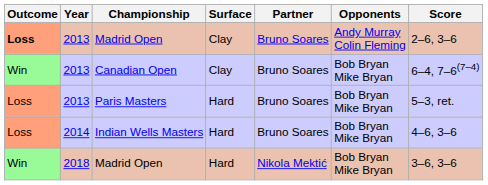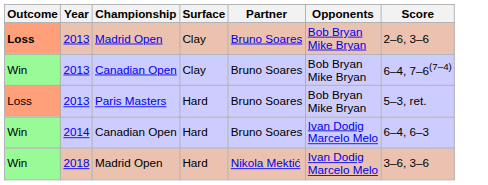(370, 38) Andy Murray Colin Fleming -> (337, 38) Bob Bryan Mike Bryan
- row: (76, 132)
+ row: (76, 132)
(363, 163) Bob Bryan Mike Bryan -> (343, 163) Ivan Dodig Marcelo Melo
